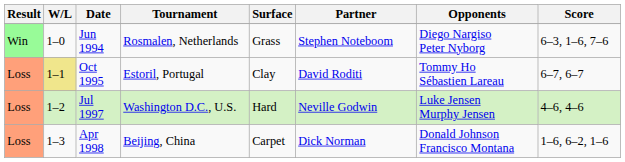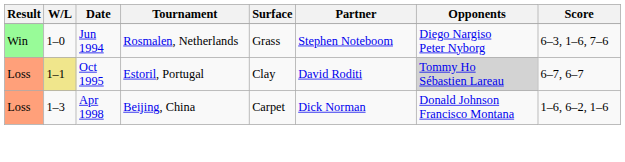(462, 74) no background -> (462, 74) lightgrey background
- row: (91, 107)
